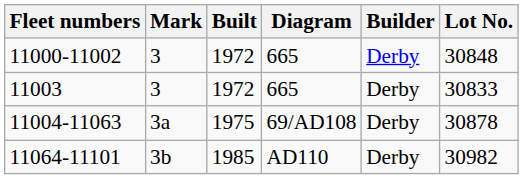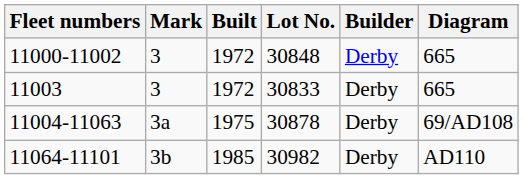columns swapped: (312, 21) <-> (479, 21)
